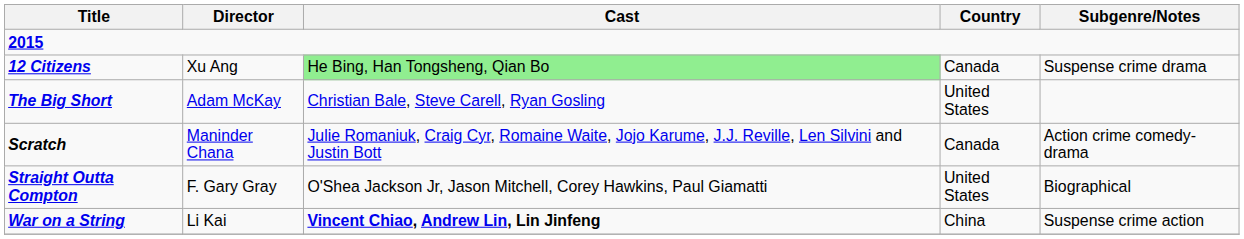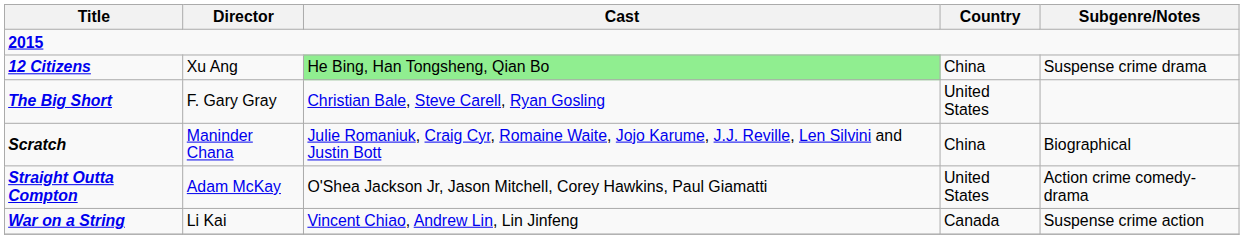(972, 67) Canada -> (965, 67) China
(234, 101) Adam McKay -> (232, 101) F. Gary Gray
(972, 144) Canada -> (965, 144) China
(1120, 144) Action crime comedy-drama -> (1087, 144) Biographical
(232, 187) F. Gary Gray -> (234, 187) Adam McKay
(1087, 187) Biographical -> (1120, 187) Action crime comedy-drama
(454, 221) bold -> (443, 221) normal
(965, 221) China -> (972, 221) Canada
